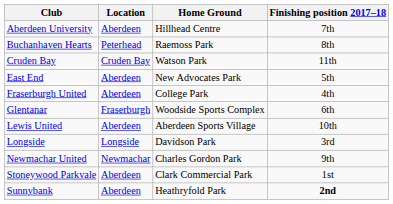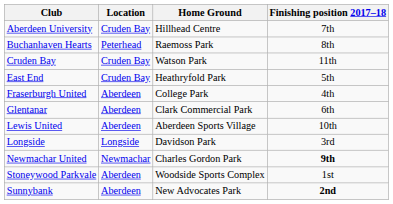(121, 28) Aberdeen -> (126, 28) Cruden Bay
(121, 77) Aberdeen -> (126, 77) Cruden Bay
(198, 77) New Advocates Park -> (191, 77) Heathryfold Park
(126, 110) Fraserburgh -> (121, 110) Aberdeen
(210, 110) Woodside Sports Complex -> (204, 110) Clark Commercial Park
(328, 158) normal -> (328, 158) bold
(204, 175) Clark Commercial Park -> (210, 175) Woodside Sports Complex
(191, 191) Heathryfold Park -> (198, 191) New Advocates Park
